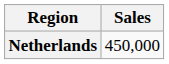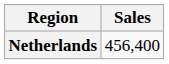(132, 44) 450,000 -> (132, 44) 456,400
